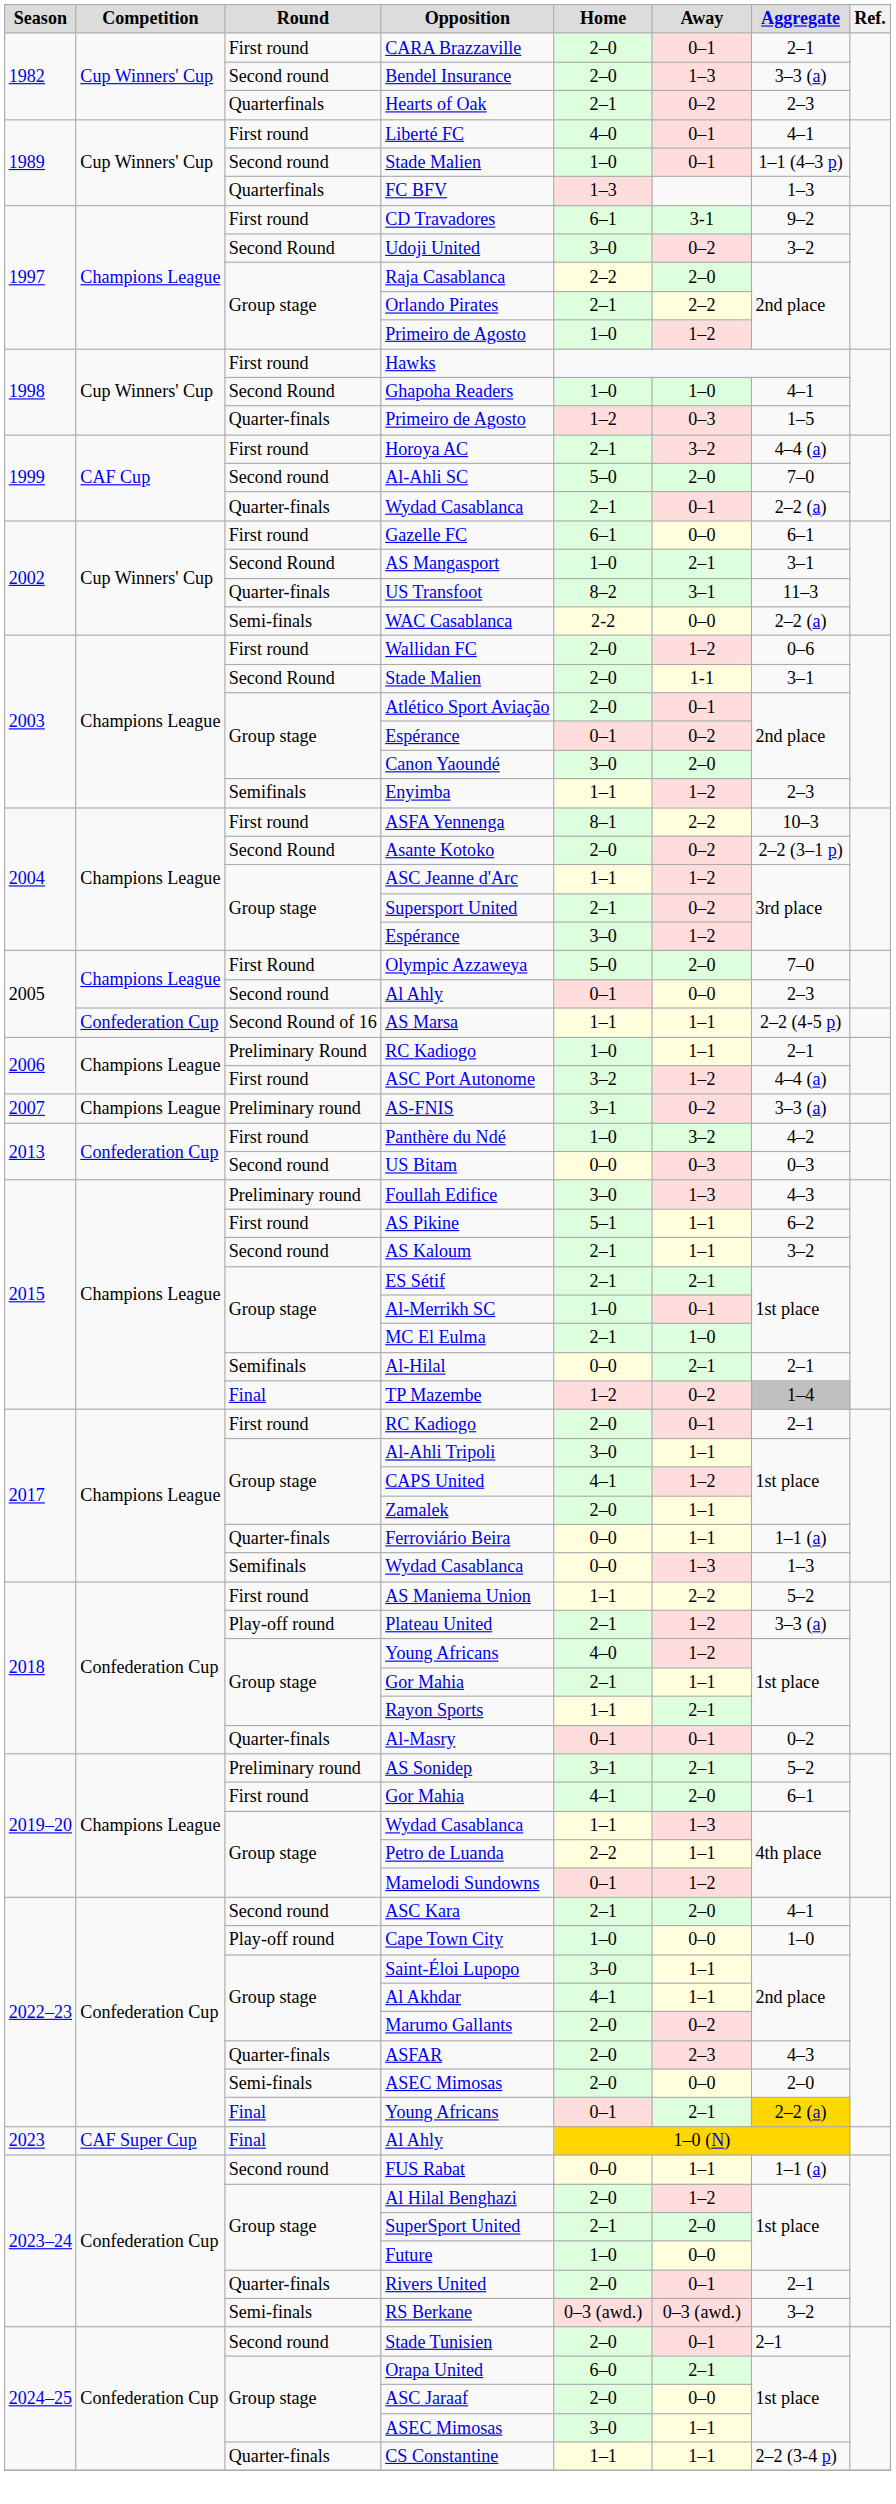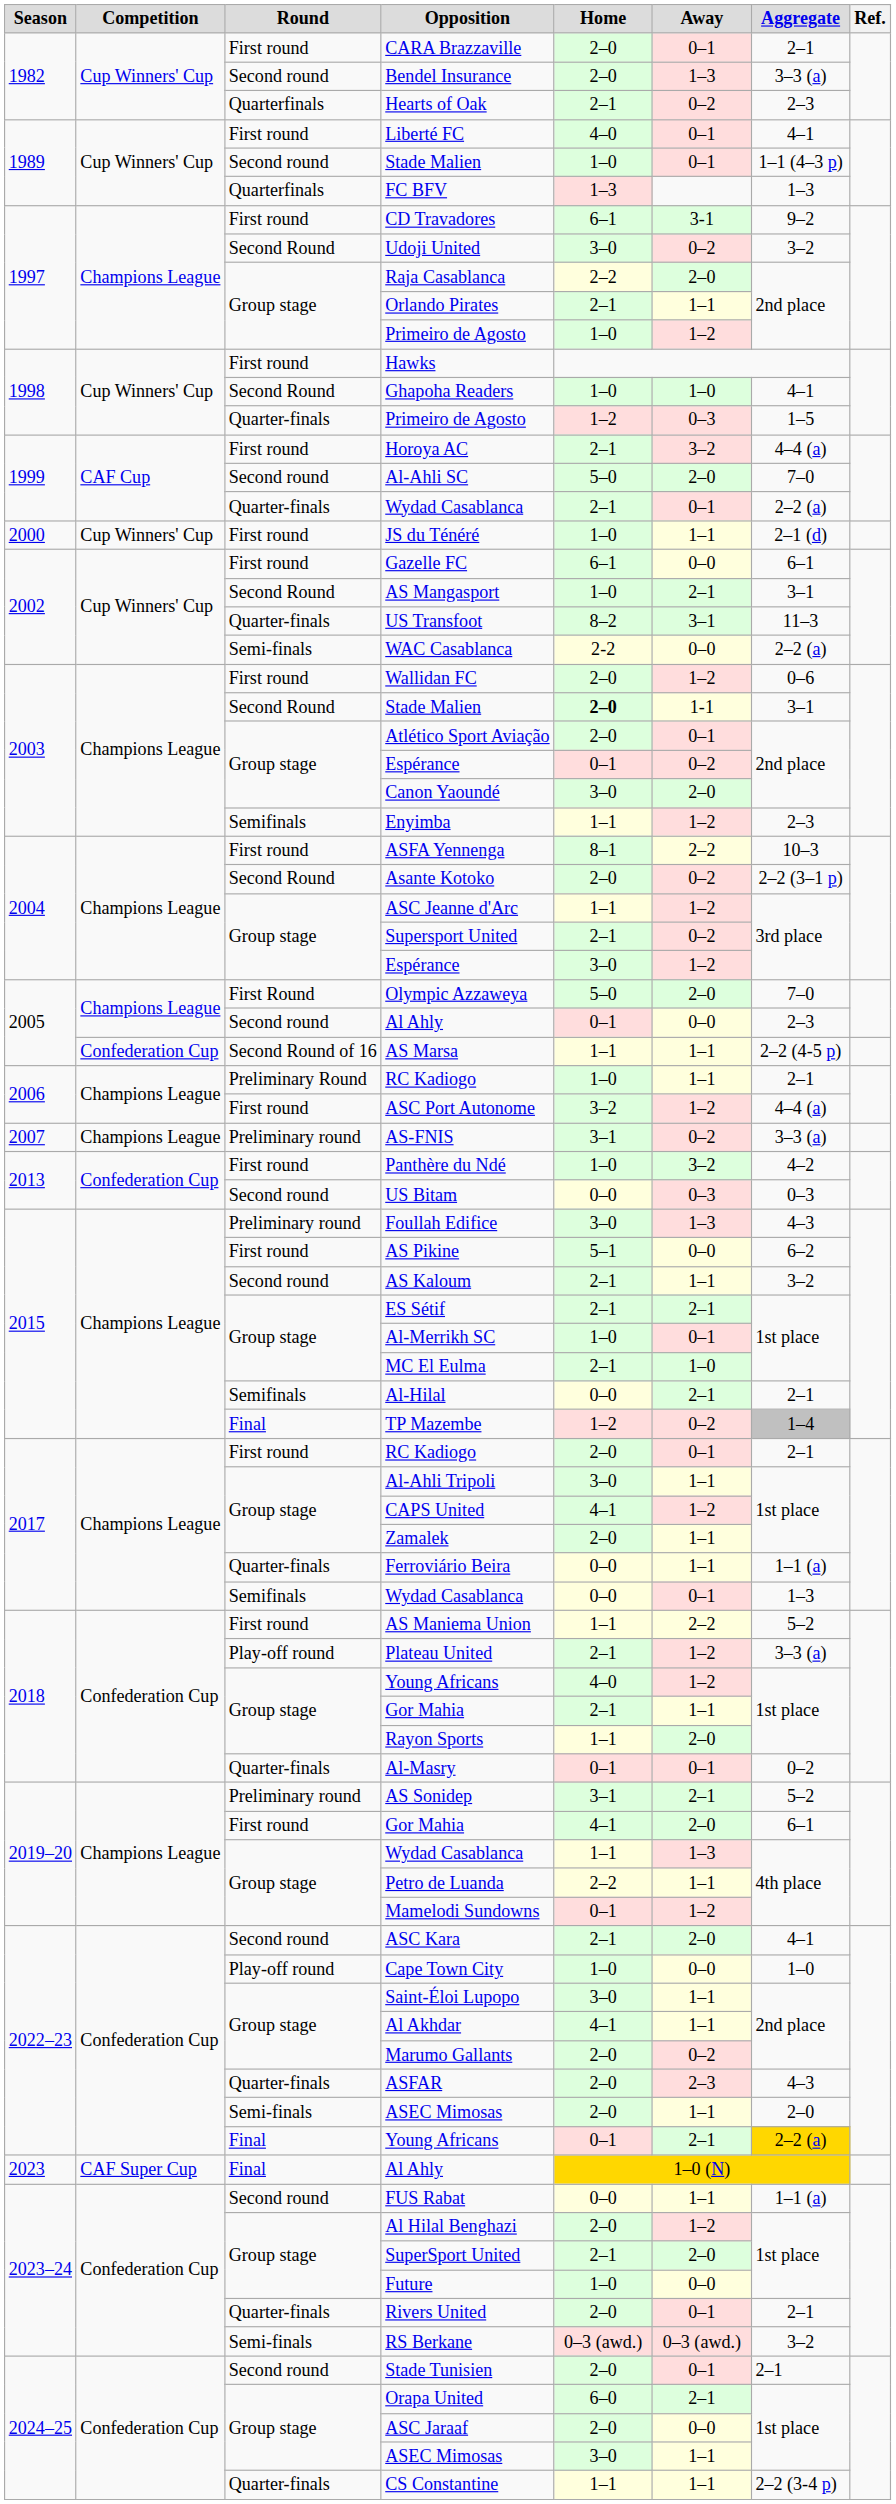(702, 305) 2–2 -> (702, 305) 1–1
+ row: (27, 534)
(603, 678) normal -> (603, 707) bold
(702, 1223) 1–1 -> (702, 1251) 0–0
(702, 1567) 1–3 -> (702, 1595) 0–1
(702, 1710) 2–1 -> (702, 1739) 2–0
(702, 2083) 0–0 -> (702, 2112) 1–1
